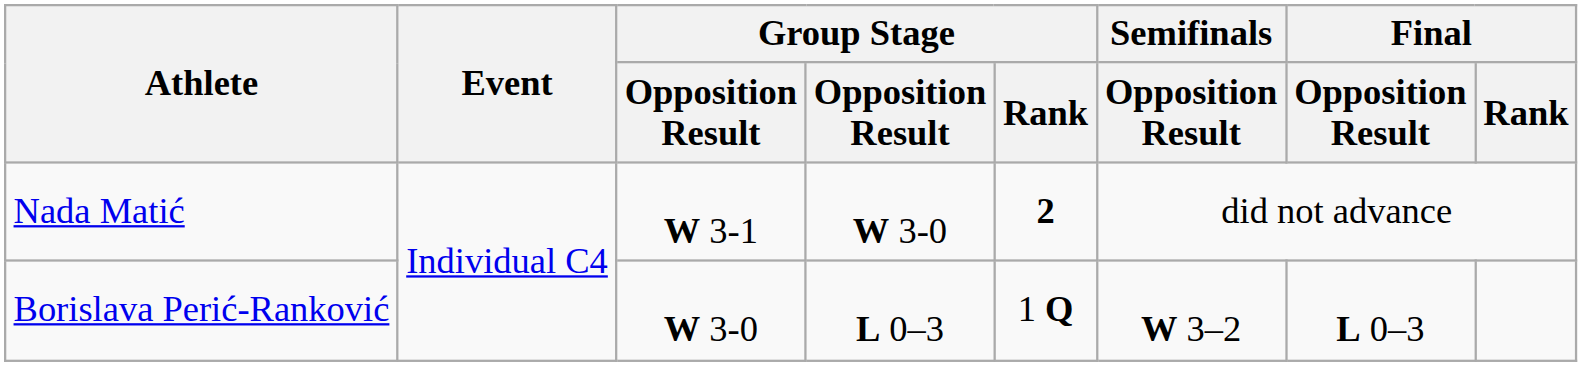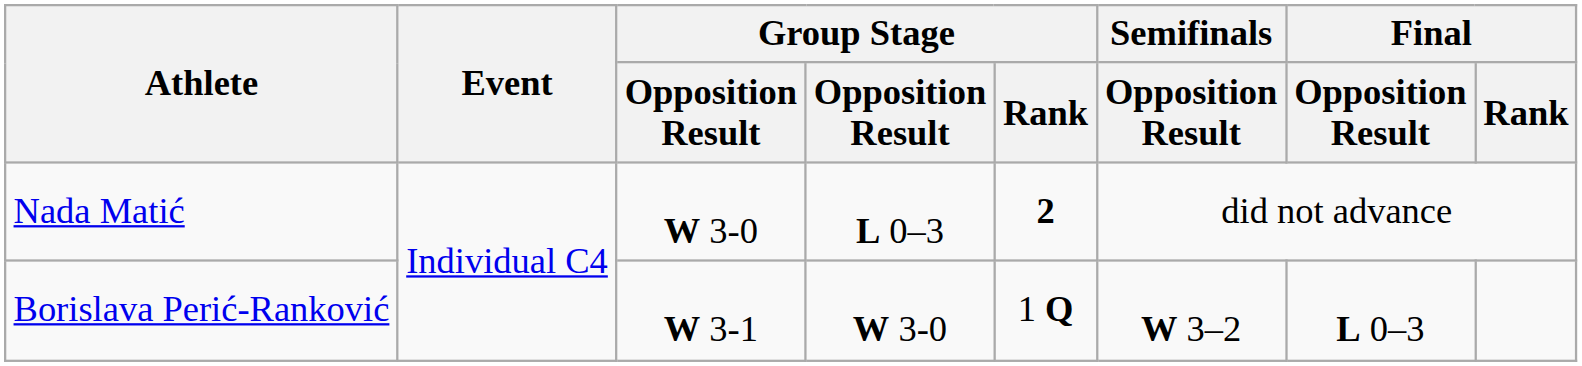(711, 231) W 3-1 -> (711, 231) W 3-0
(900, 231) W 3-0 -> (900, 231) L 0–3
(711, 330) W 3-0 -> (711, 330) W 3-1
(900, 330) L 0–3 -> (900, 330) W 3-0
